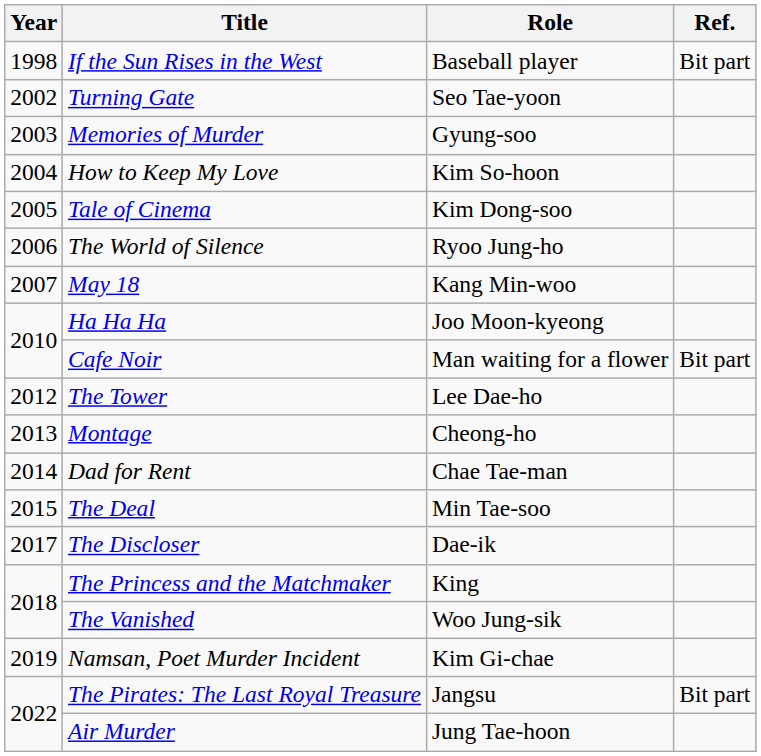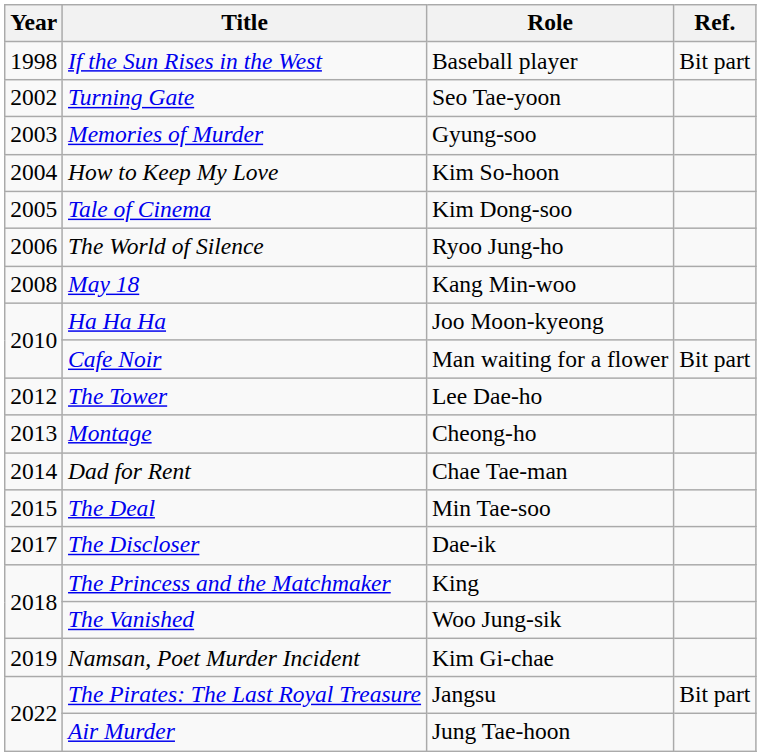(34, 284) 2007 -> (34, 284) 2008
